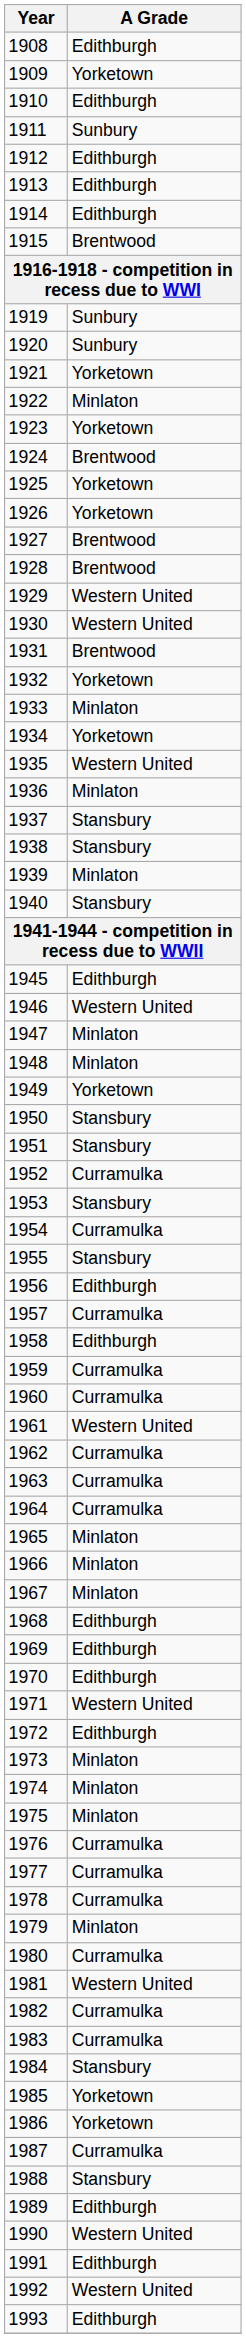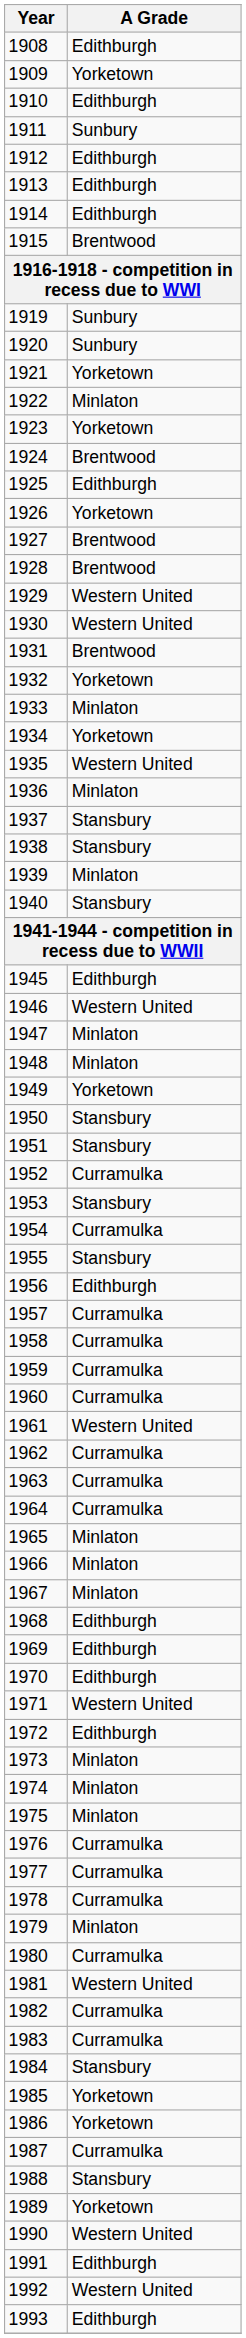(112, 484) Yorketown -> (114, 484) Edithburgh
(114, 1342) Edithburgh -> (117, 1342) Curramulka
(114, 2207) Edithburgh -> (112, 2207) Yorketown
